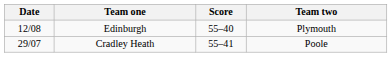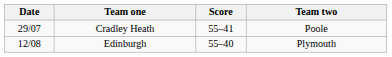rows swapped: (125, 44) <-> (125, 28)
